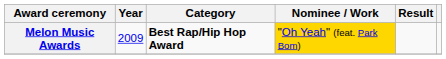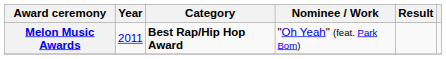(131, 38) 2009 -> (130, 38) 2011
(328, 38) gold background -> (327, 38) no background
